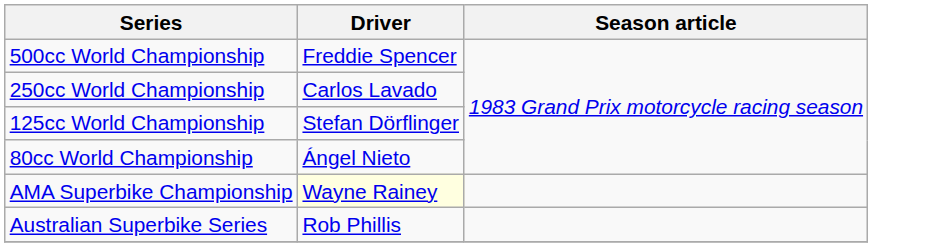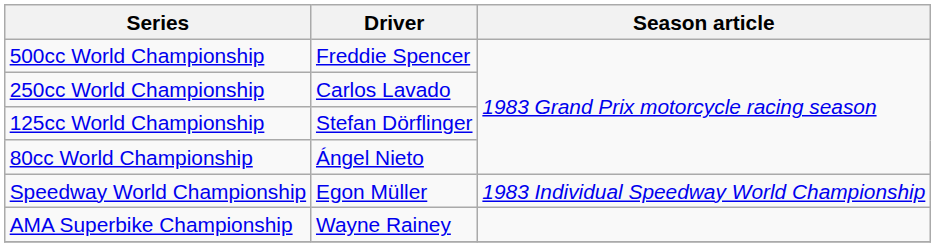+ row: (158, 191)
(370, 191) lightyellow background -> (383, 225) no background
- row: (138, 225)
